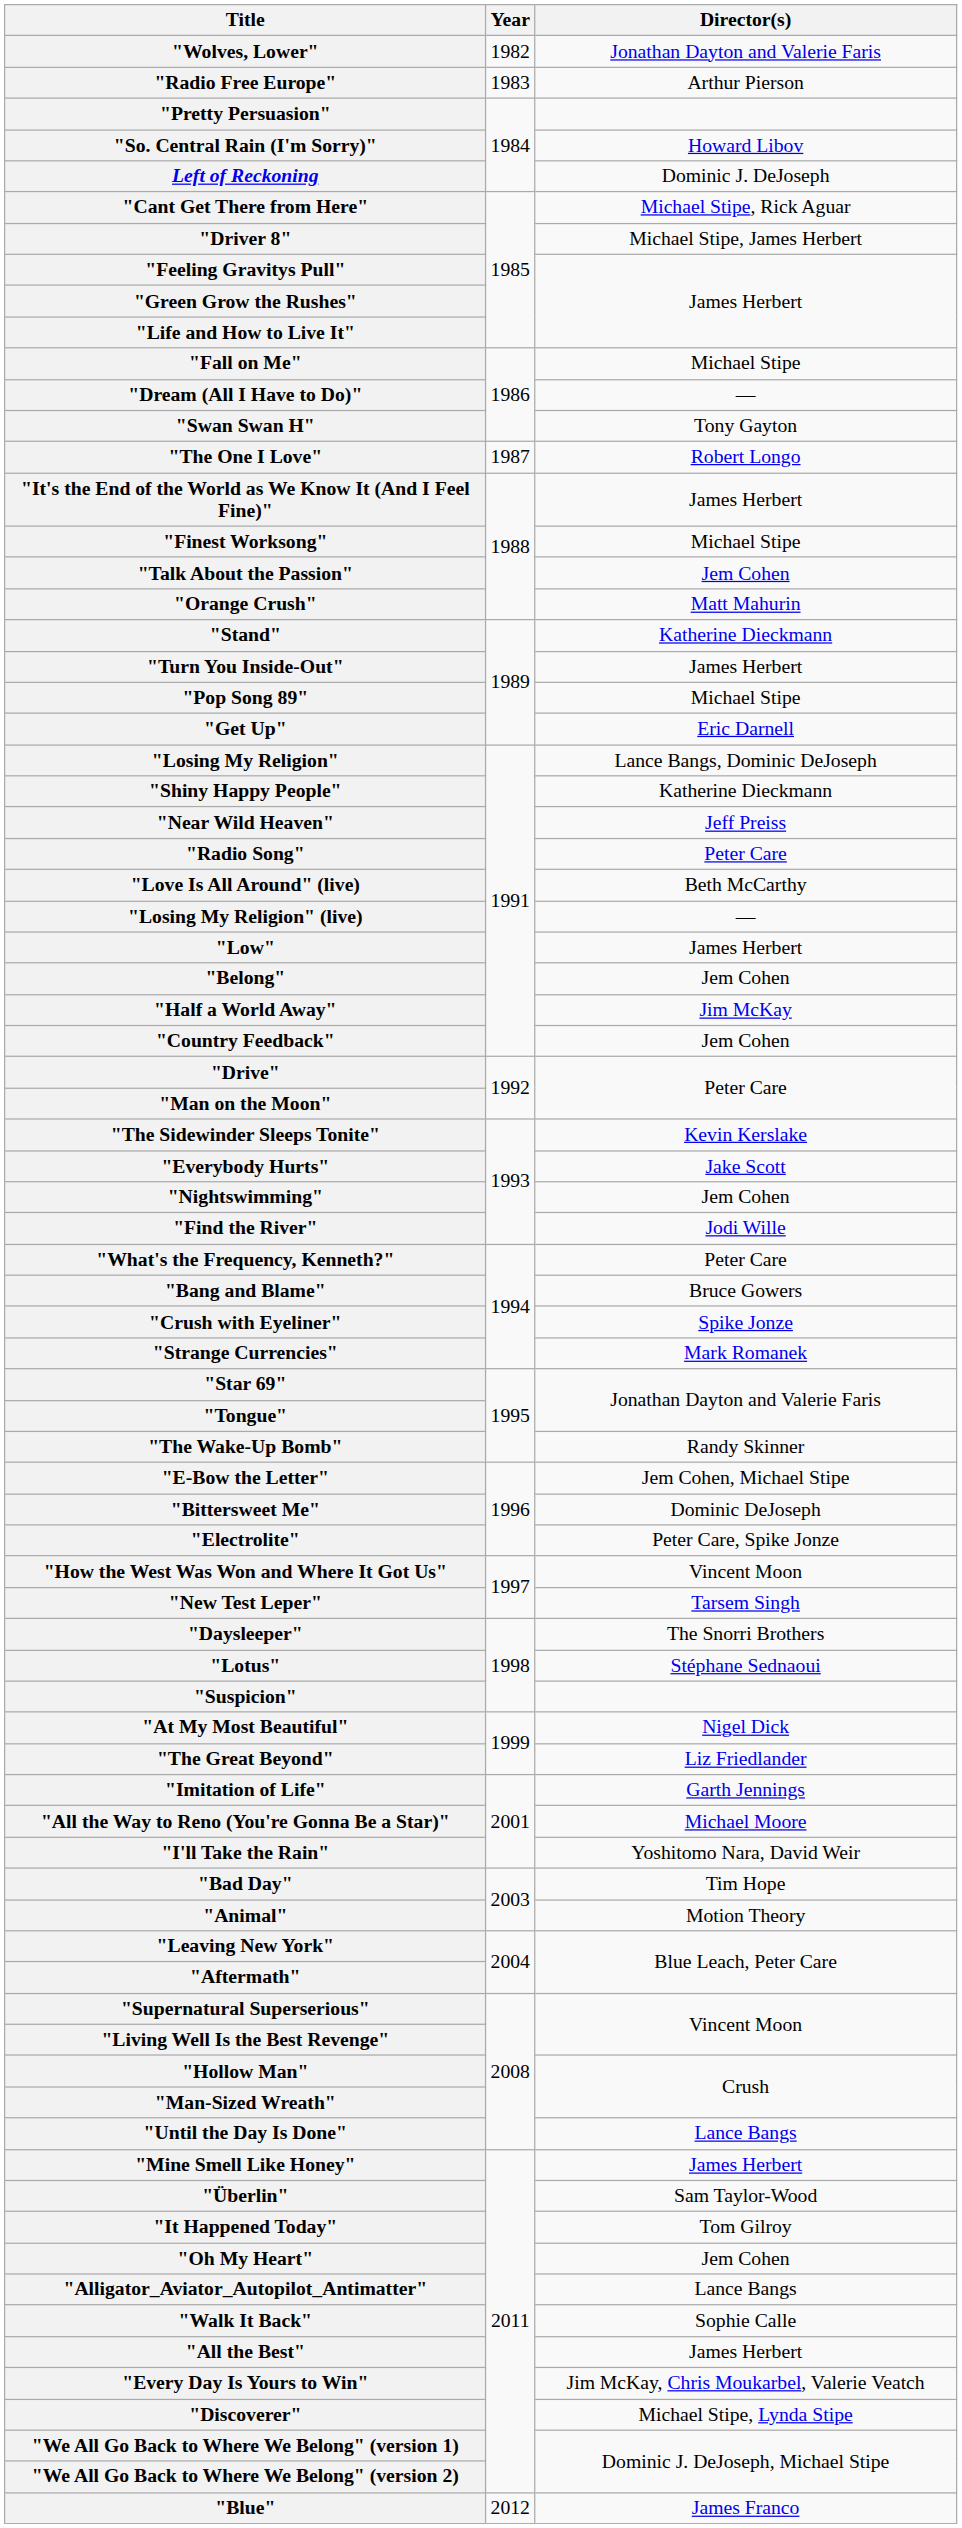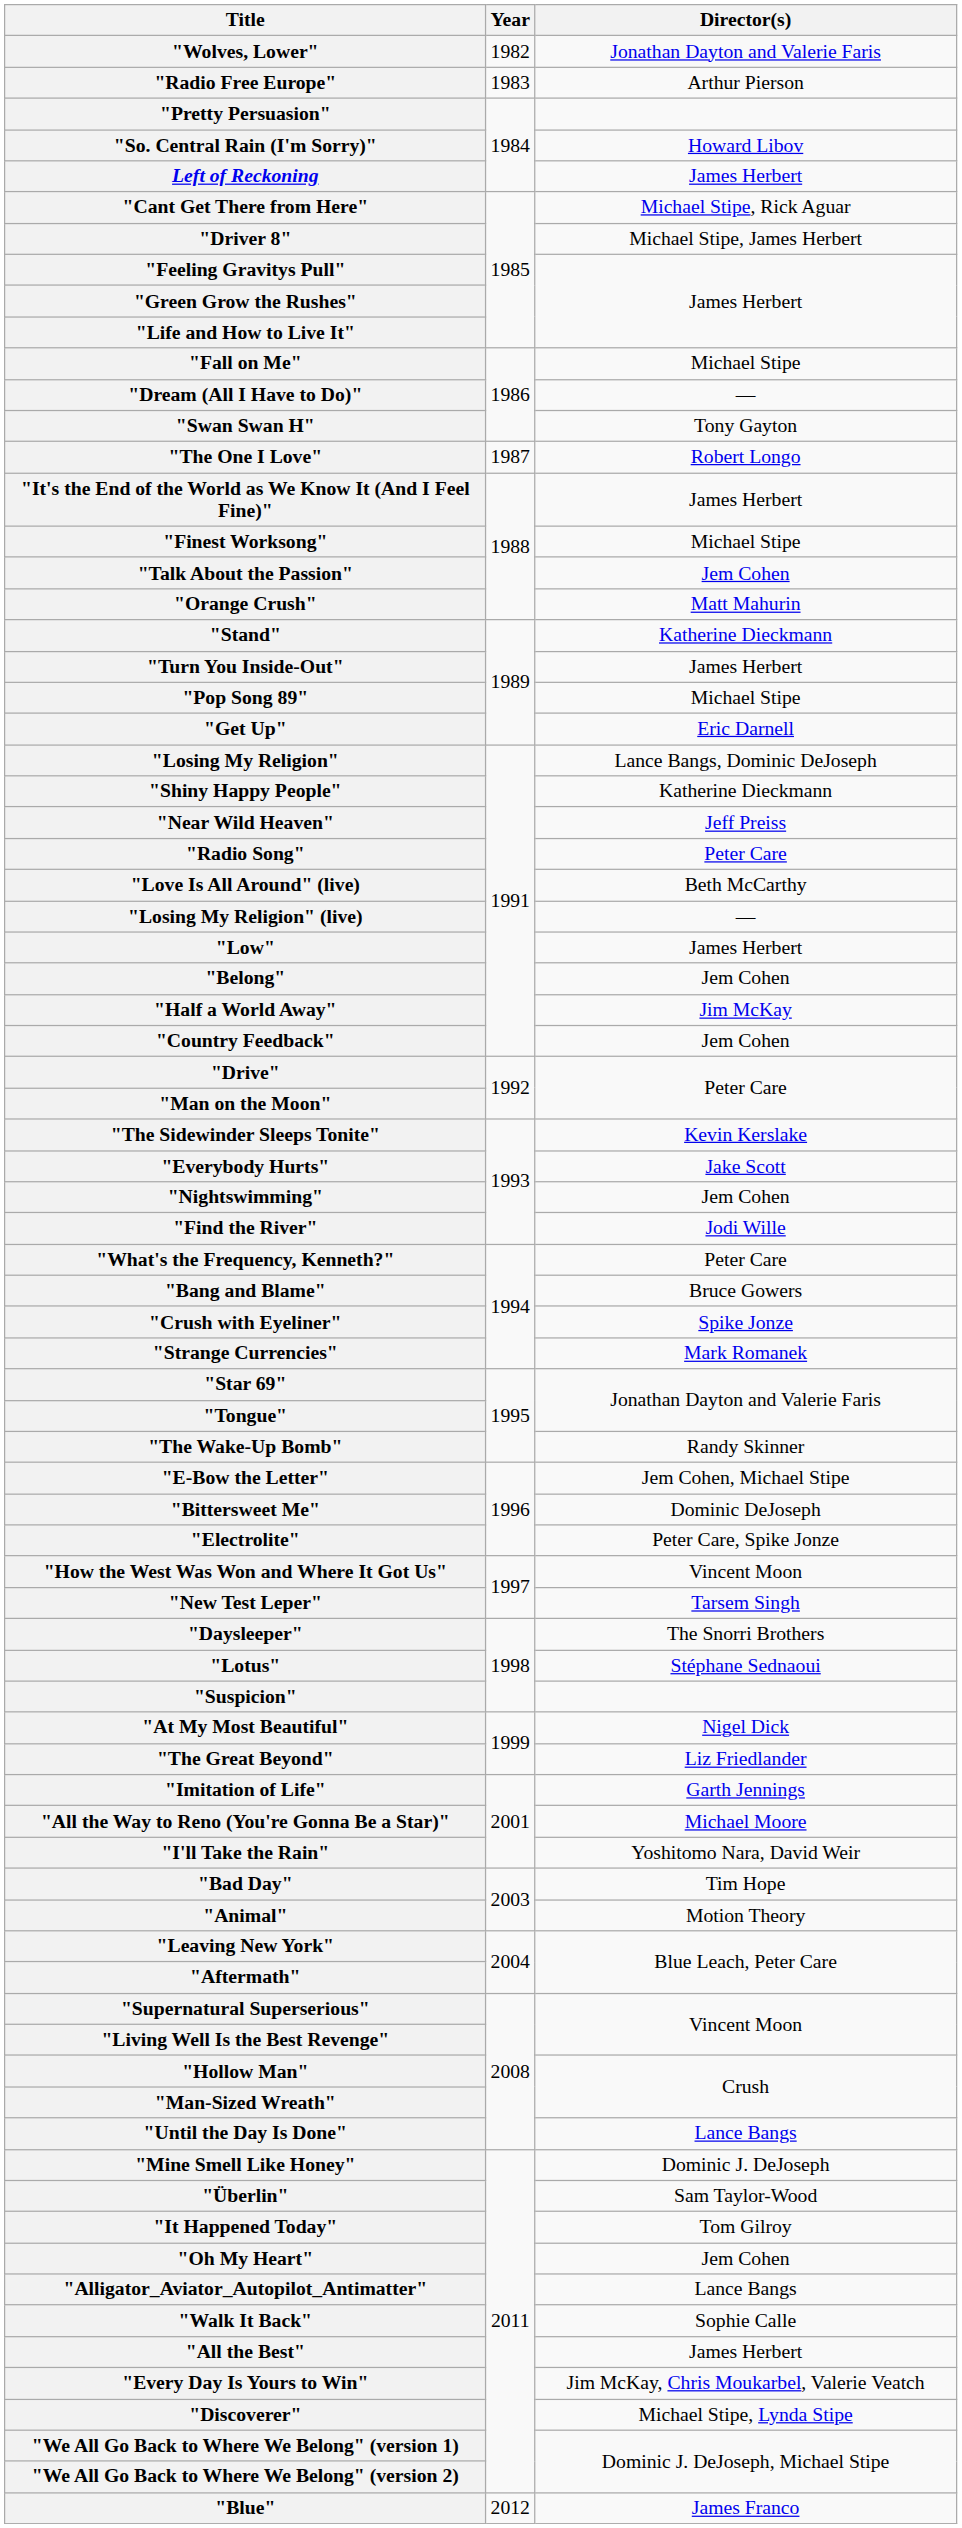(746, 176) Dominic J. DeJoseph -> (746, 176) James Herbert
(746, 2164) James Herbert -> (746, 2164) Dominic J. DeJoseph
